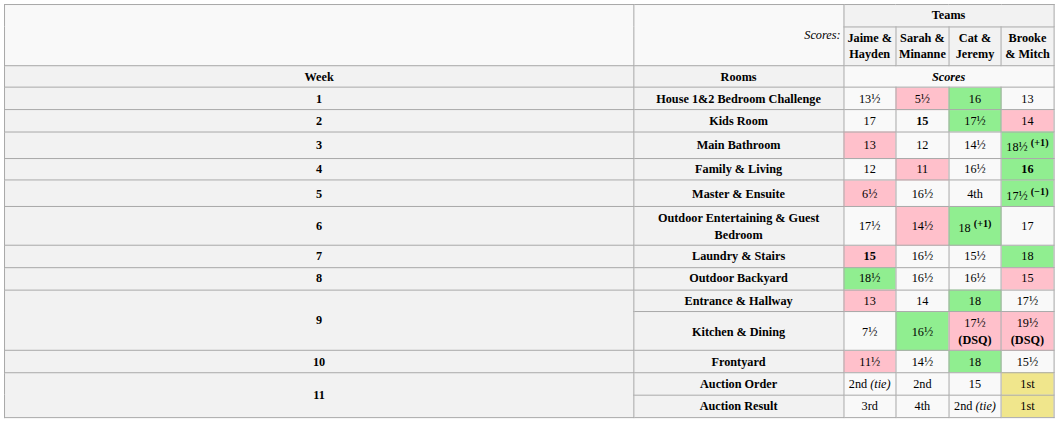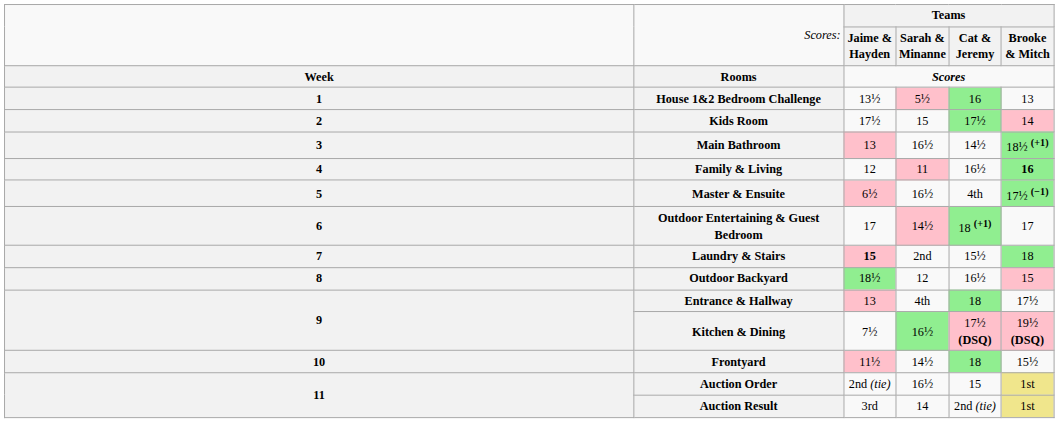(870, 121) 17 -> (870, 121) 17½
(922, 121) bold -> (922, 121) normal
(922, 145) 12 -> (922, 145) 16½
(870, 226) 17½ -> (870, 226) 17
(922, 256) 16½ -> (922, 256) 2nd
(922, 279) 16½ -> (922, 279) 12
(922, 301) 14 -> (922, 301) 4th
(922, 384) 2nd -> (922, 384) 16½
(922, 406) 4th -> (922, 406) 14
